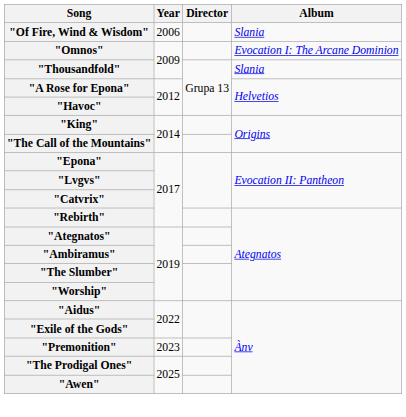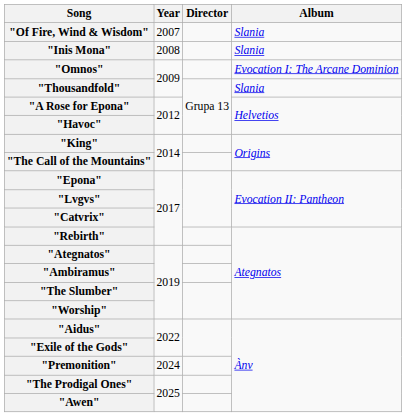(168, 32) 2006 -> (168, 32) 2007
+ row: (79, 50)
(168, 347) 2023 -> (168, 365) 2024
